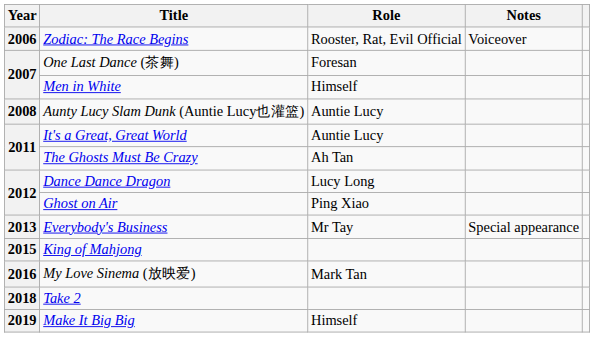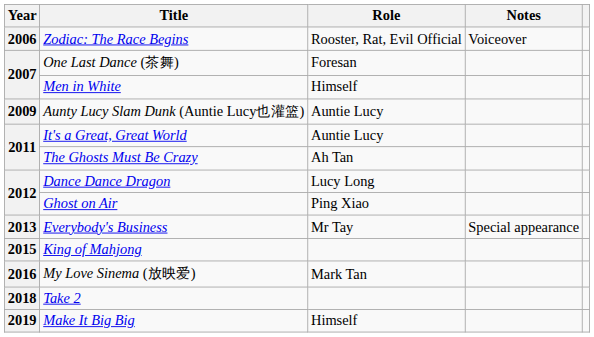(22, 111) 2008 -> (22, 111) 2009
